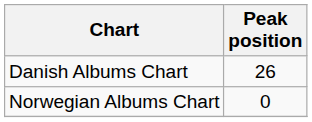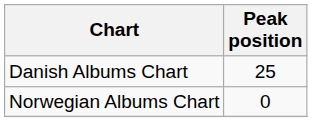(265, 71) 26 -> (265, 71) 25
